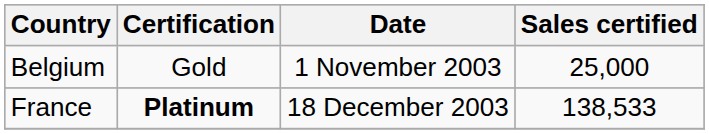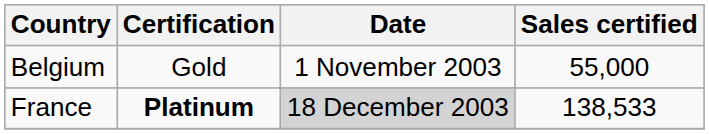(609, 66) 25,000 -> (609, 66) 55,000
(398, 107) no background -> (398, 107) lightgrey background
